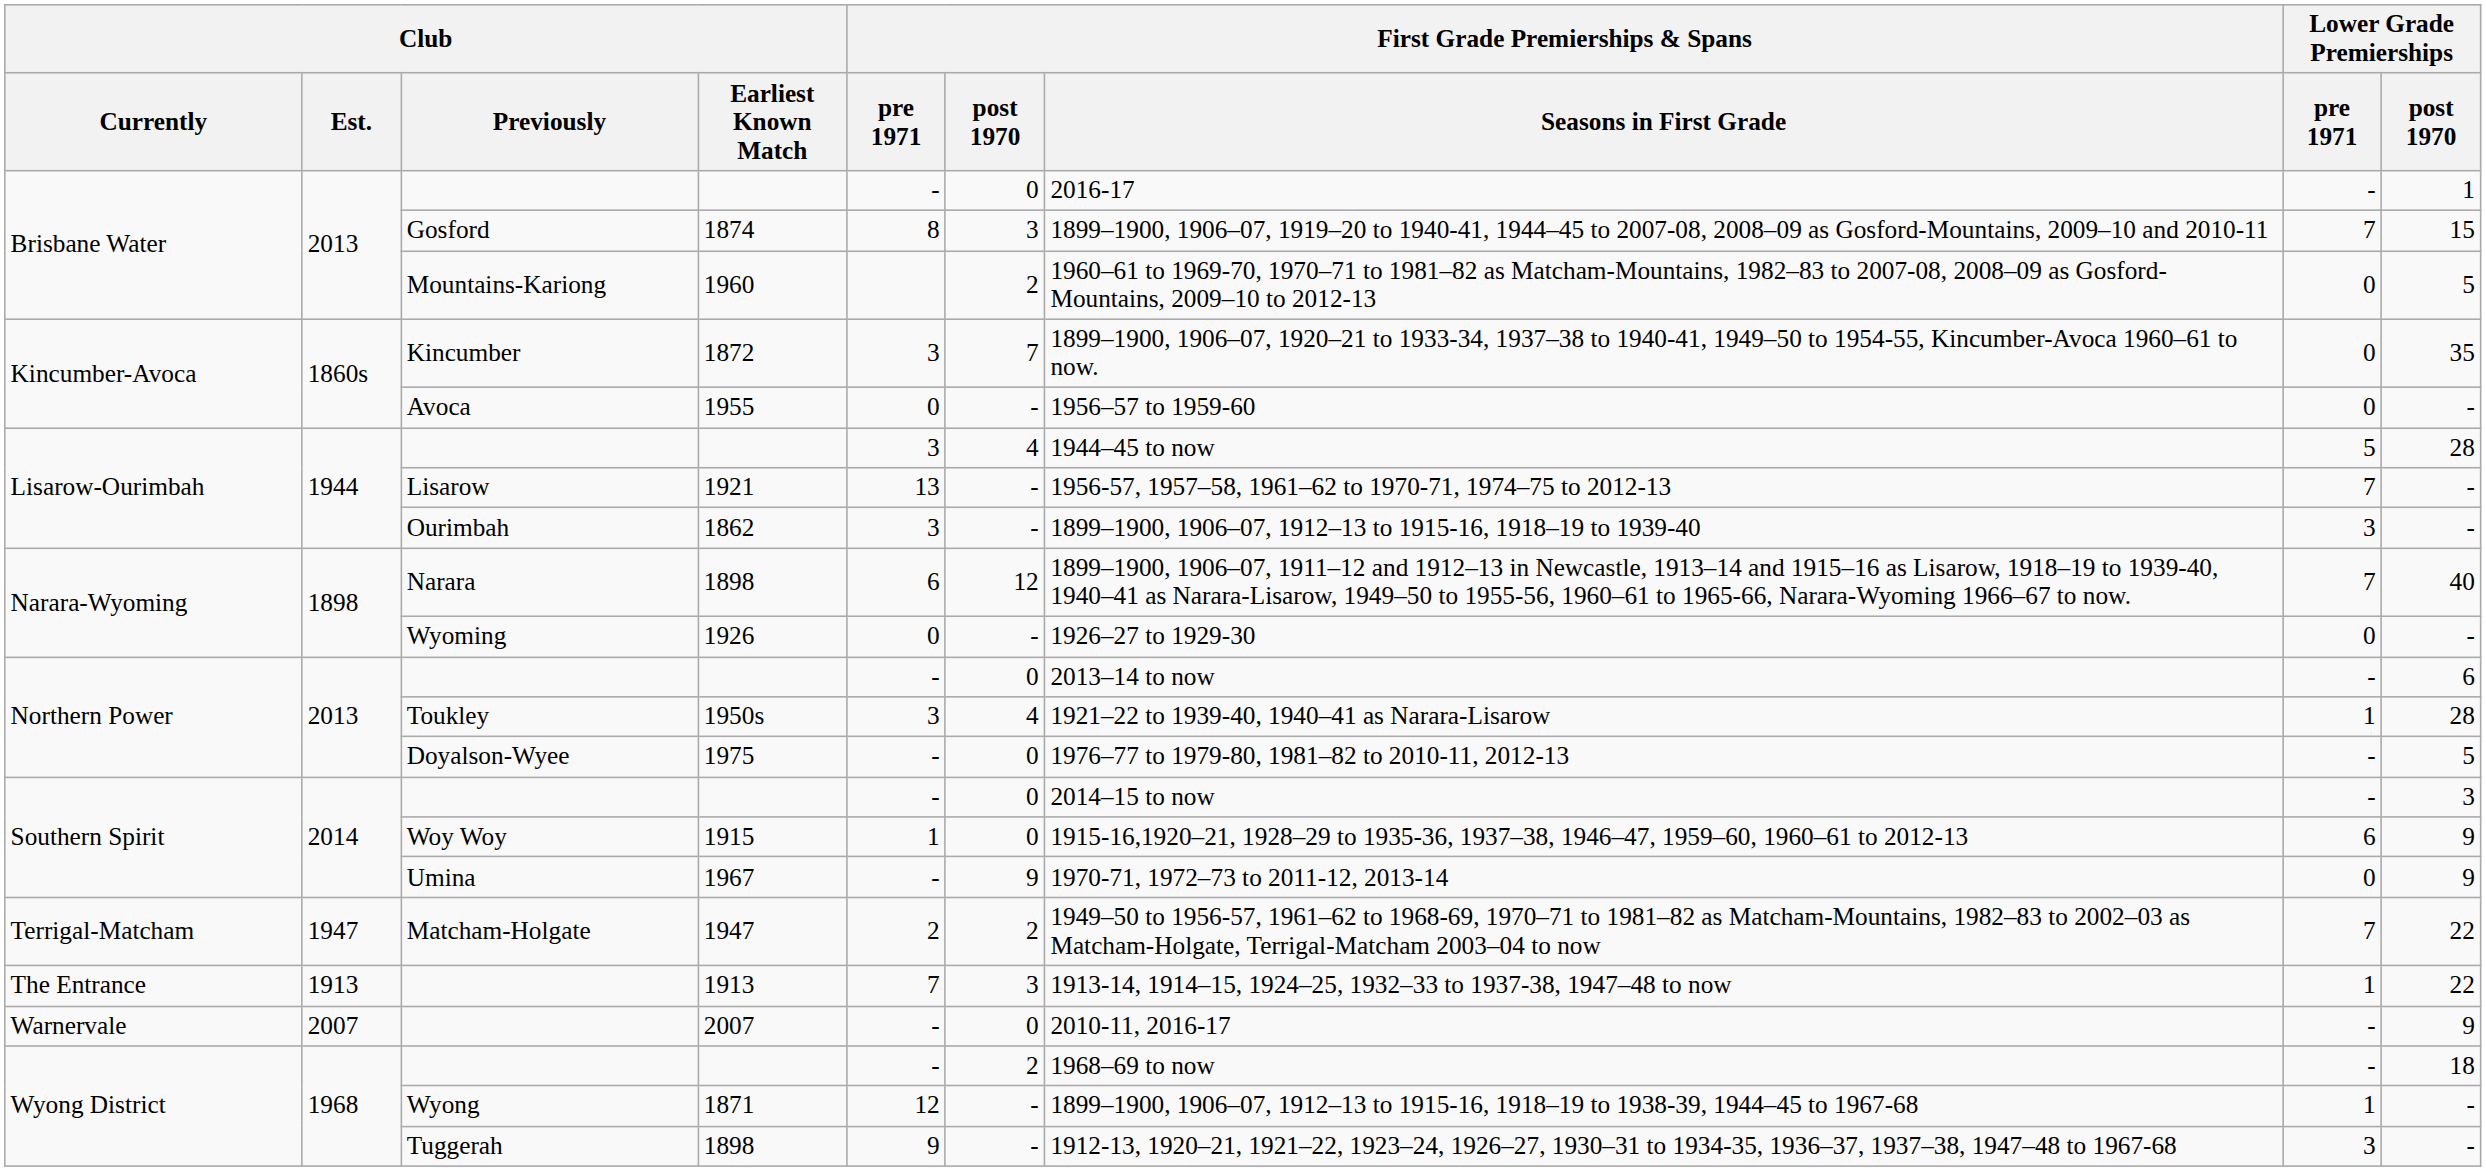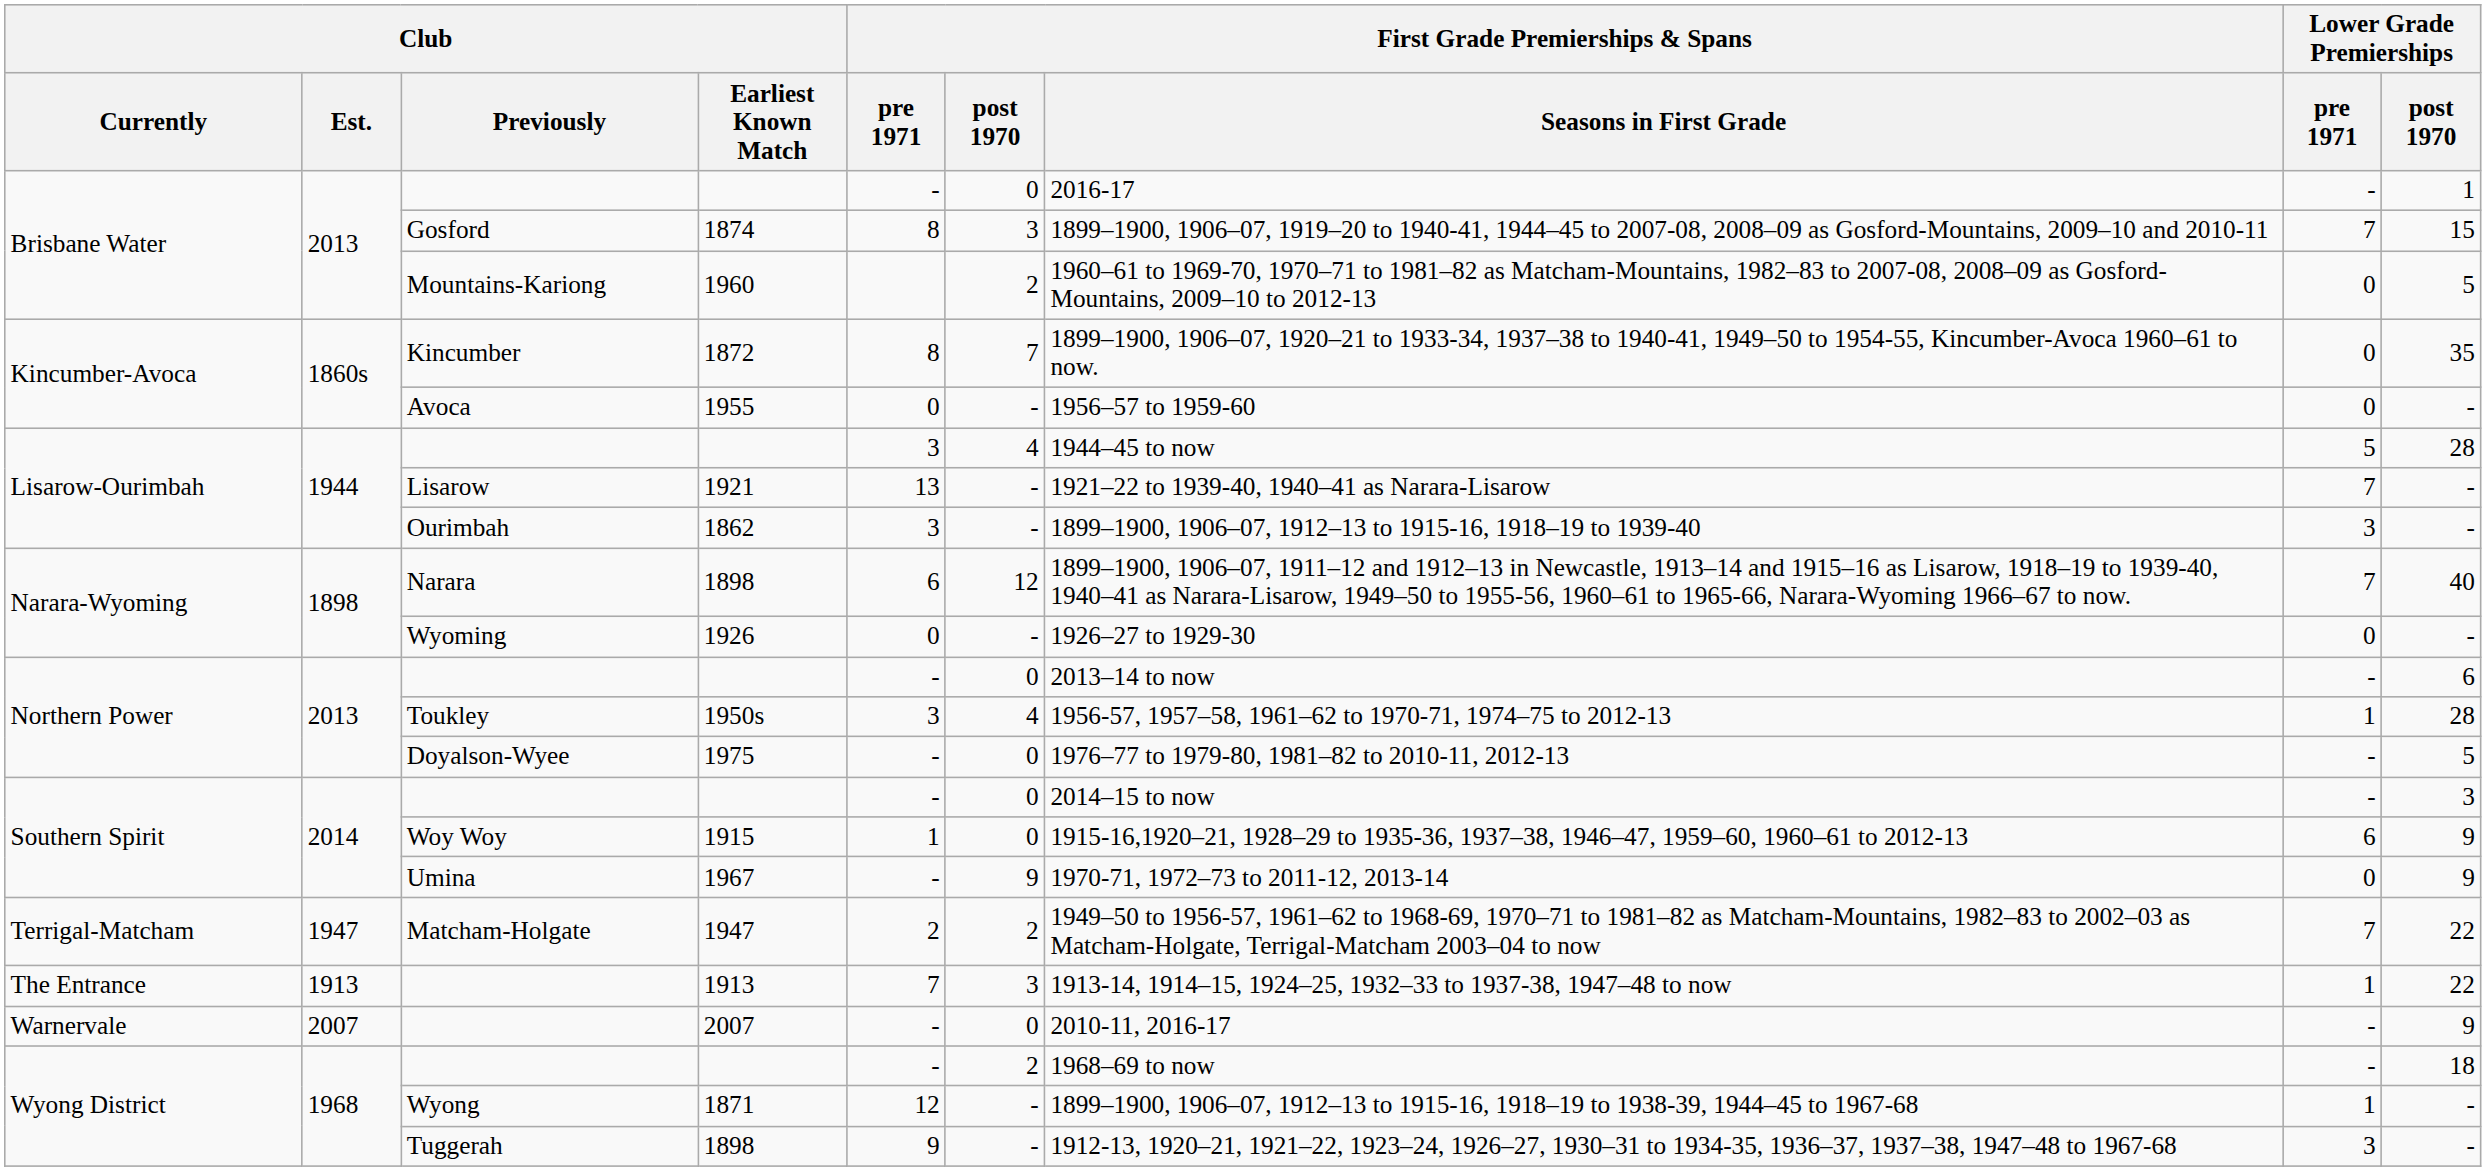(933, 352) 3 -> (933, 352) 8
(1361, 487) 1956-57, 1957–58, 1961–62 to 1970-71, 1974–75 to 2012-13 -> (1300, 487) 1921–22 to 1939-40, 1940–41 as Narara-Lisarow
(1300, 716) 1921–22 to 1939-40, 1940–41 as Narara-Lisarow -> (1361, 716) 1956-57, 1957–58, 1961–62 to 1970-71, 1974–75 to 2012-13
